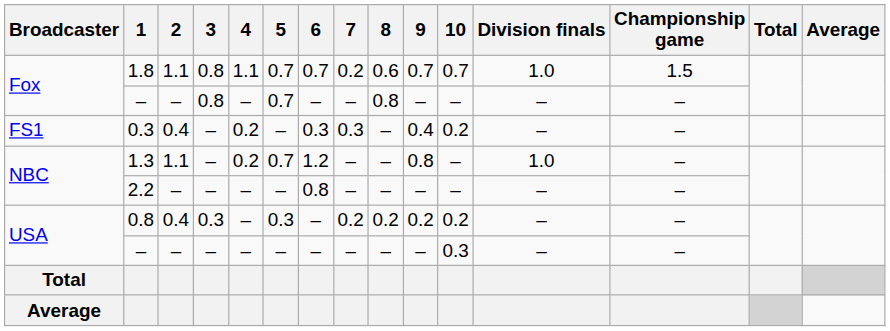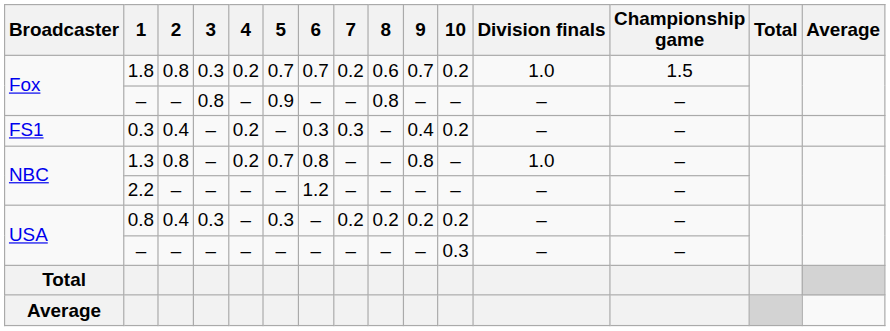(176, 70) 1.1 -> (176, 70) 0.8
(211, 70) 0.8 -> (211, 70) 0.3
(246, 70) 1.1 -> (246, 70) 0.2
(456, 70) 0.7 -> (456, 70) 0.2
(281, 100) 0.7 -> (281, 100) 0.9
(176, 160) 1.1 -> (176, 160) 0.8
(316, 160) 1.2 -> (316, 160) 0.8
(316, 190) 0.8 -> (316, 190) 1.2
